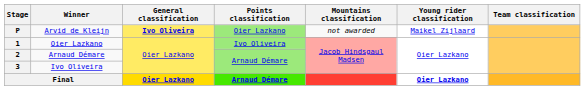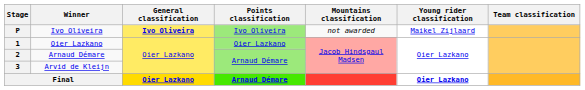(77, 31) Arvid de Kleijn -> (77, 31) Ivo Oliveira
(260, 31) Oier Lazkano -> (260, 31) Ivo Oliveira
(260, 43) Ivo Oliveira -> (260, 43) Oier Lazkano
(77, 67) Ivo Oliveira -> (77, 67) Arvid de Kleijn
